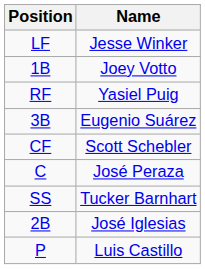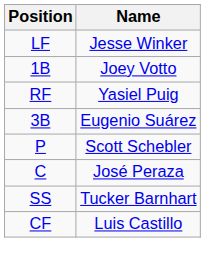(40, 146) CF -> (40, 146) P
- row: (138, 224)
(40, 250) P -> (40, 224) CF
